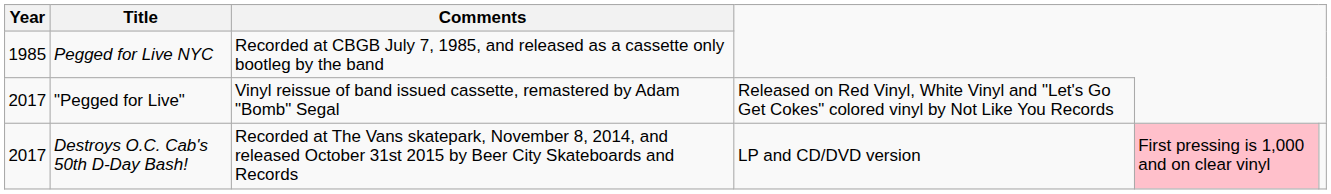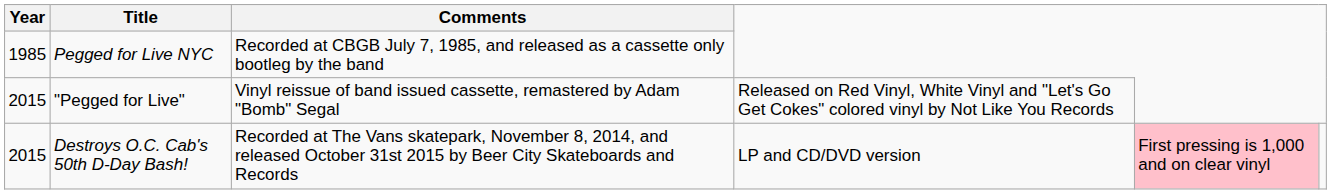(27, 100) 2017 -> (27, 100) 2015
(27, 155) 2017 -> (27, 155) 2015
